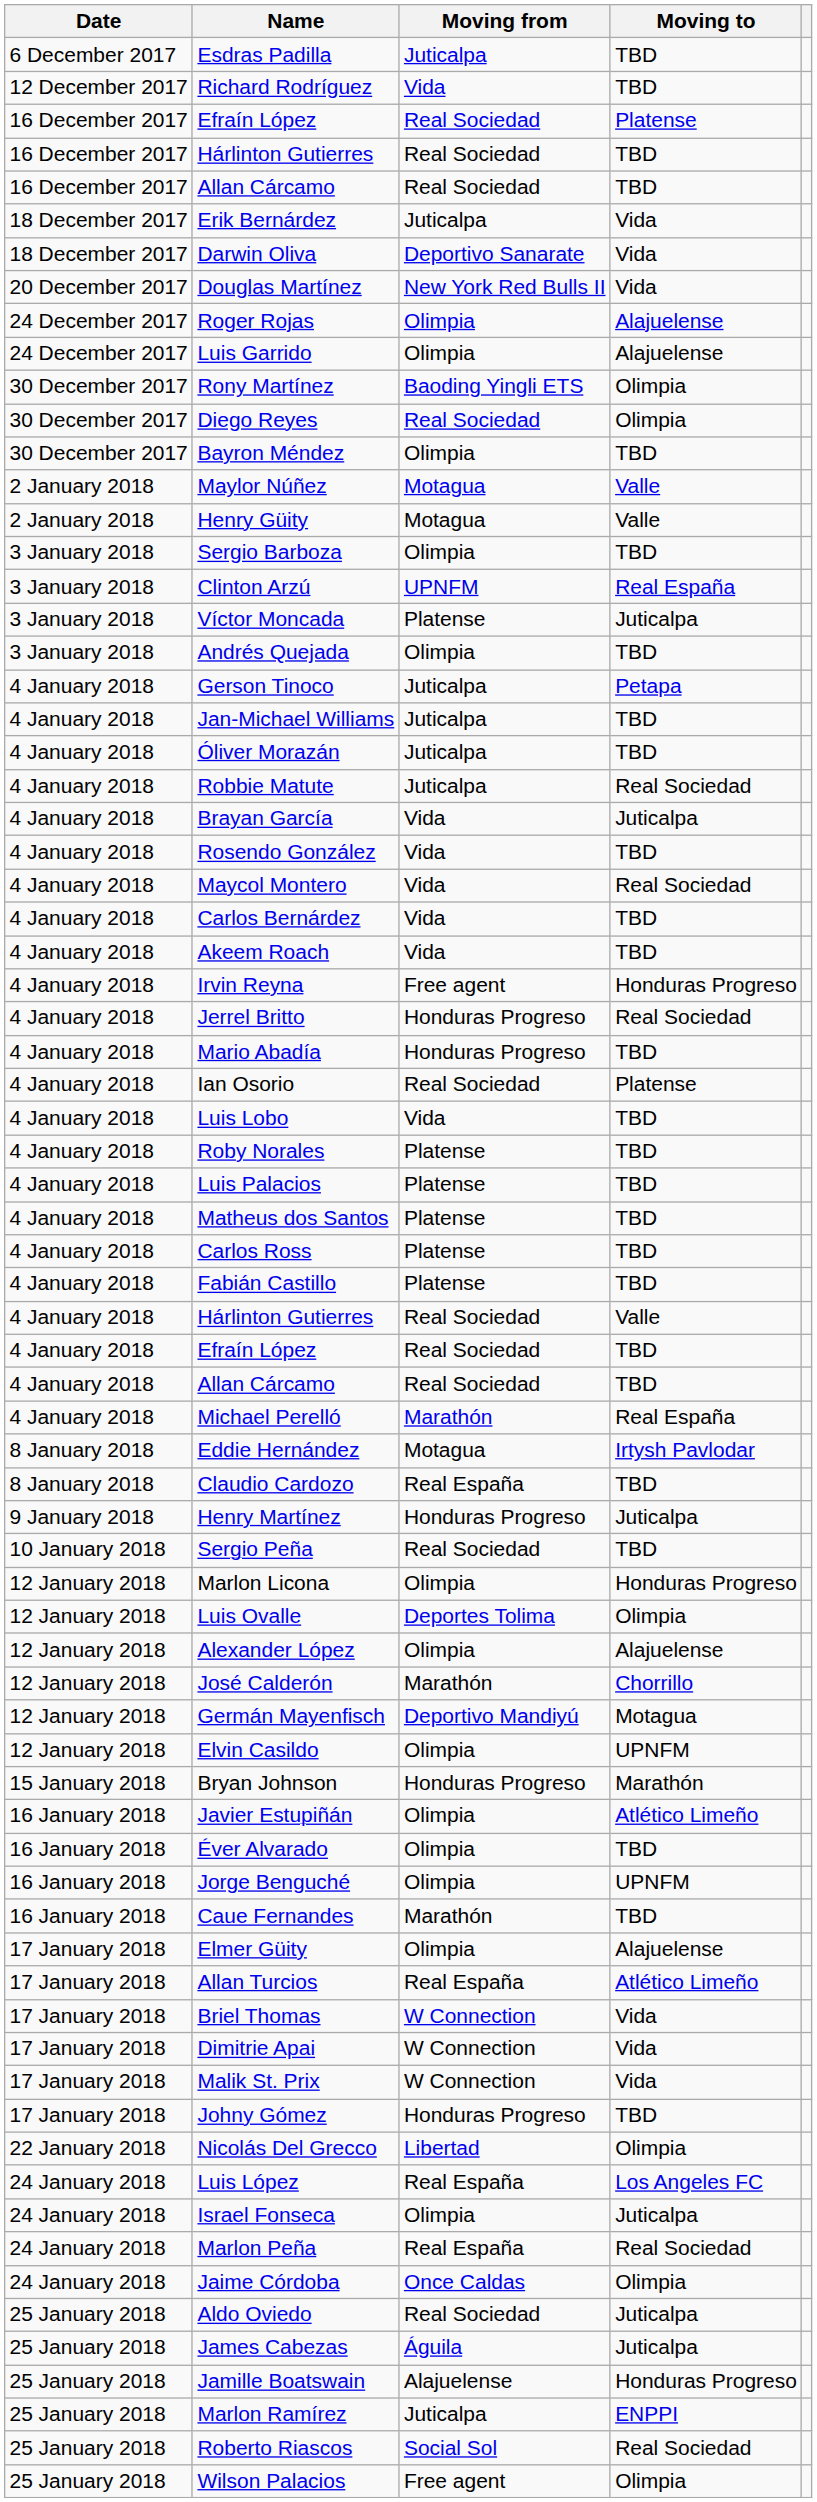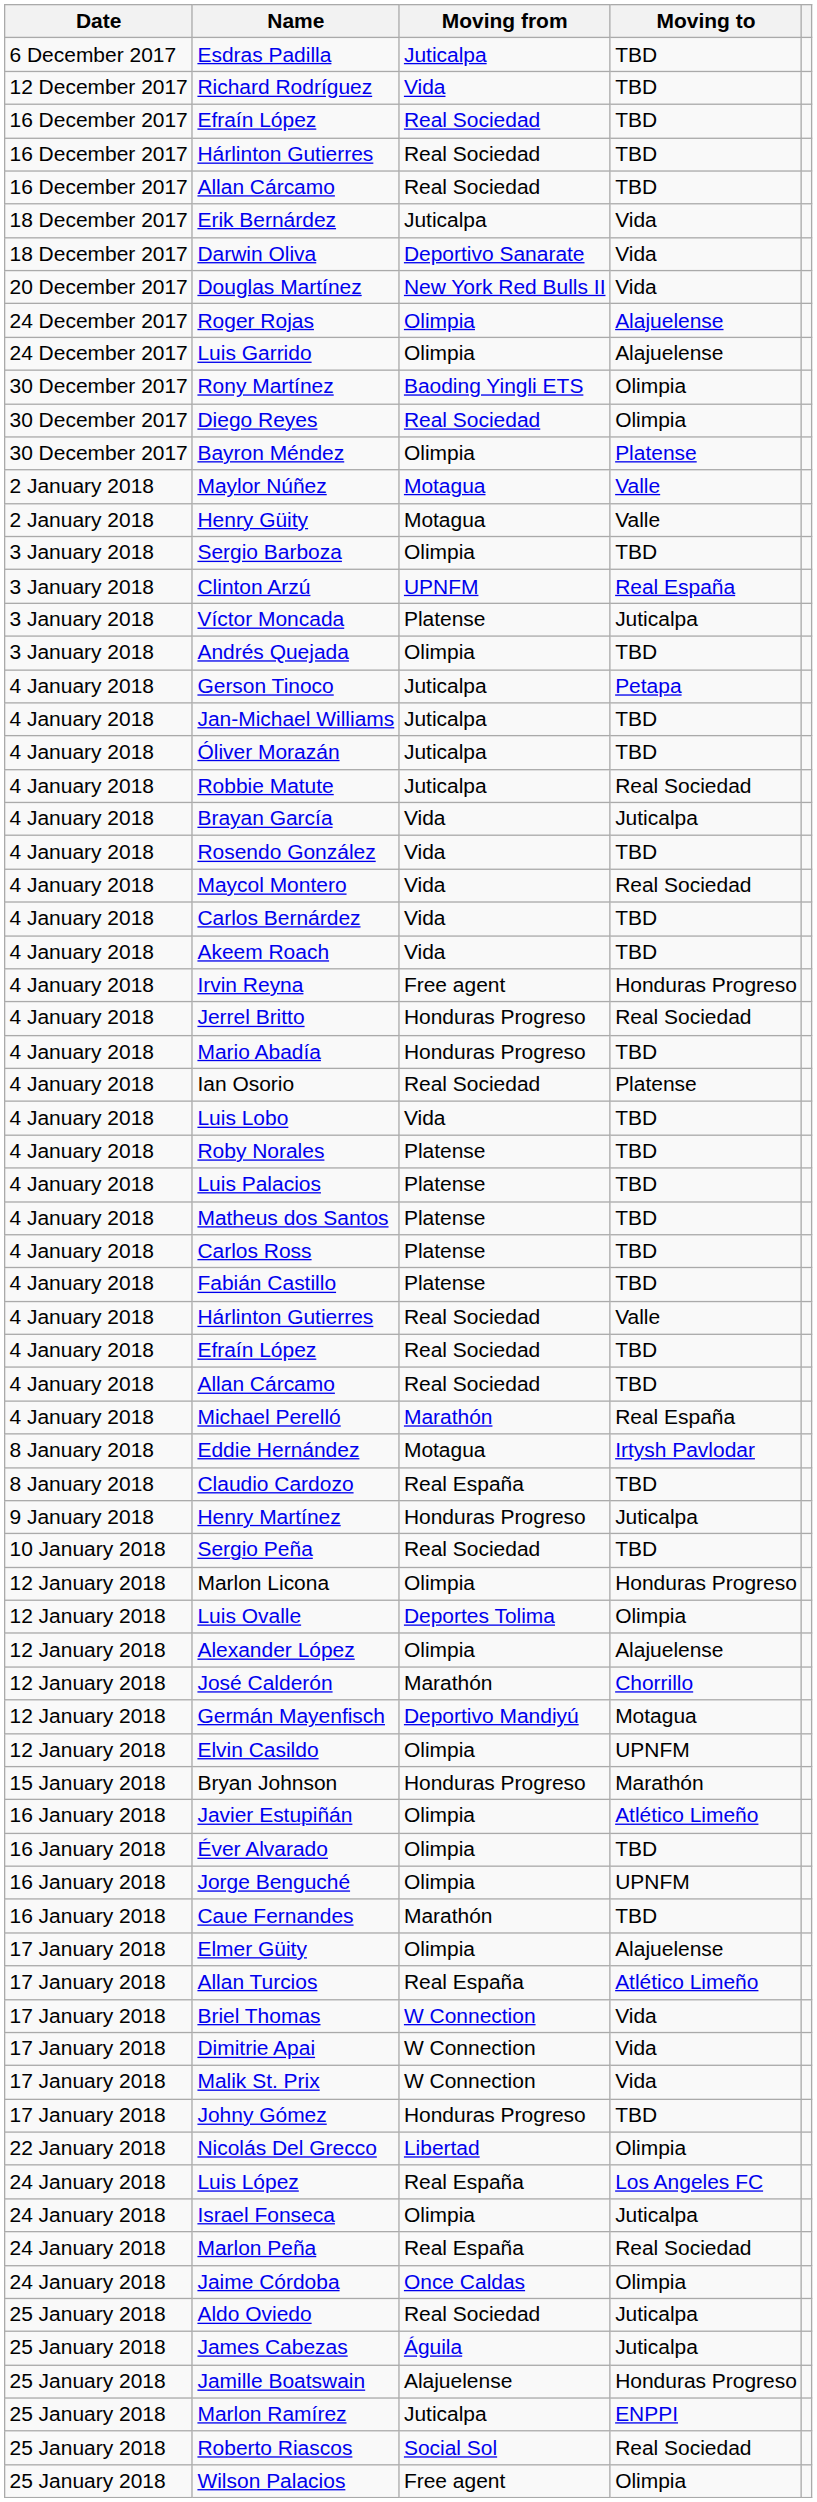(656, 120) Platense -> (636, 120) TBD
(636, 453) TBD -> (656, 453) Platense
